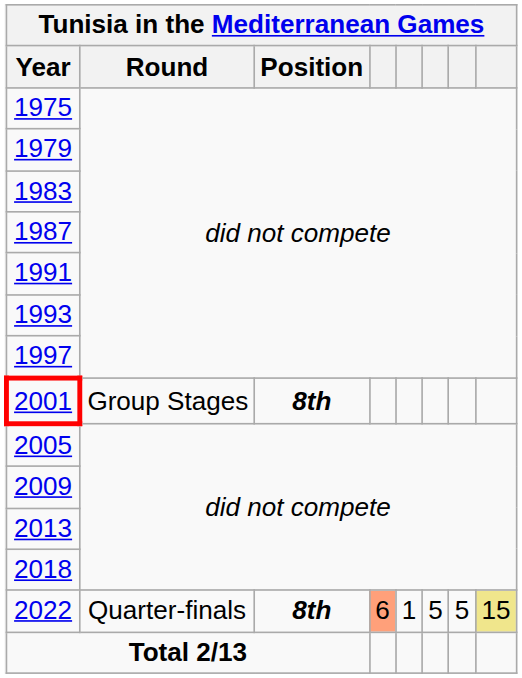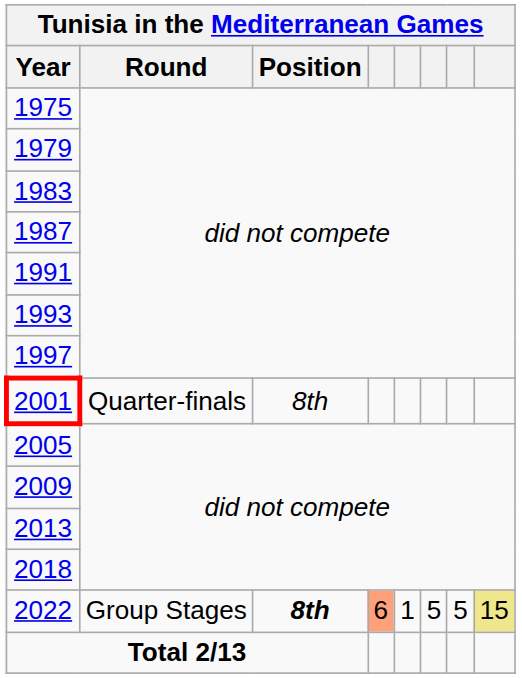(168, 400) Group Stages -> (167, 400) Quarter-finals
(312, 400) bold -> (310, 400) normal
(167, 610) Quarter-finals -> (166, 610) Group Stages
